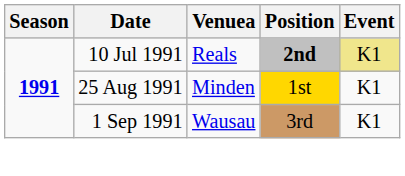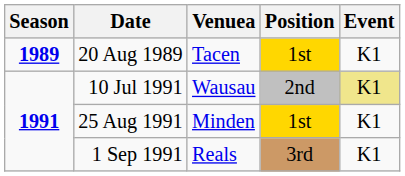+ row: (130, 54)
(214, 54) Reals -> (224, 88) Wausau
(300, 54) bold -> (300, 88) normal
(224, 121) Wausau -> (214, 154) Reals
